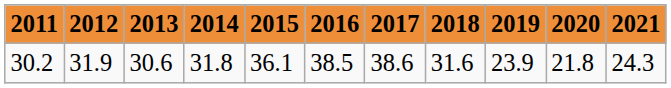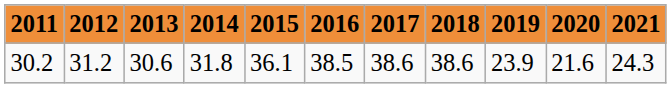(91, 62) 31.9 -> (91, 62) 31.2
(452, 62) 31.6 -> (452, 62) 38.6
(573, 62) 21.8 -> (573, 62) 21.6
